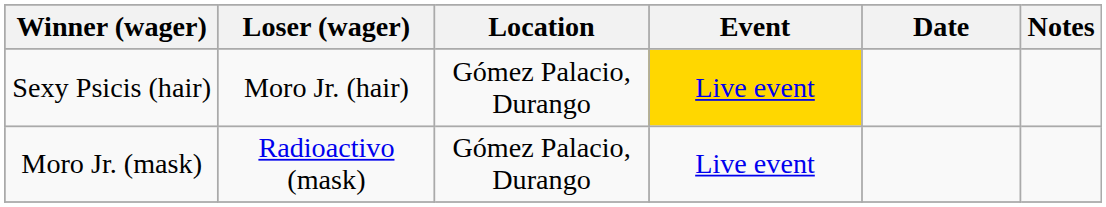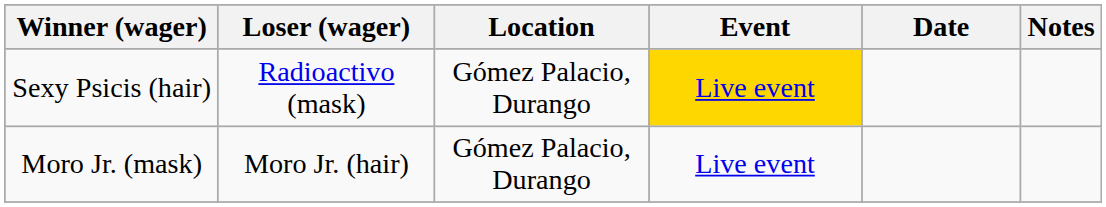(326, 87) Moro Jr. (hair) -> (326, 87) Radioactivo (mask)
(326, 163) Radioactivo (mask) -> (326, 163) Moro Jr. (hair)
